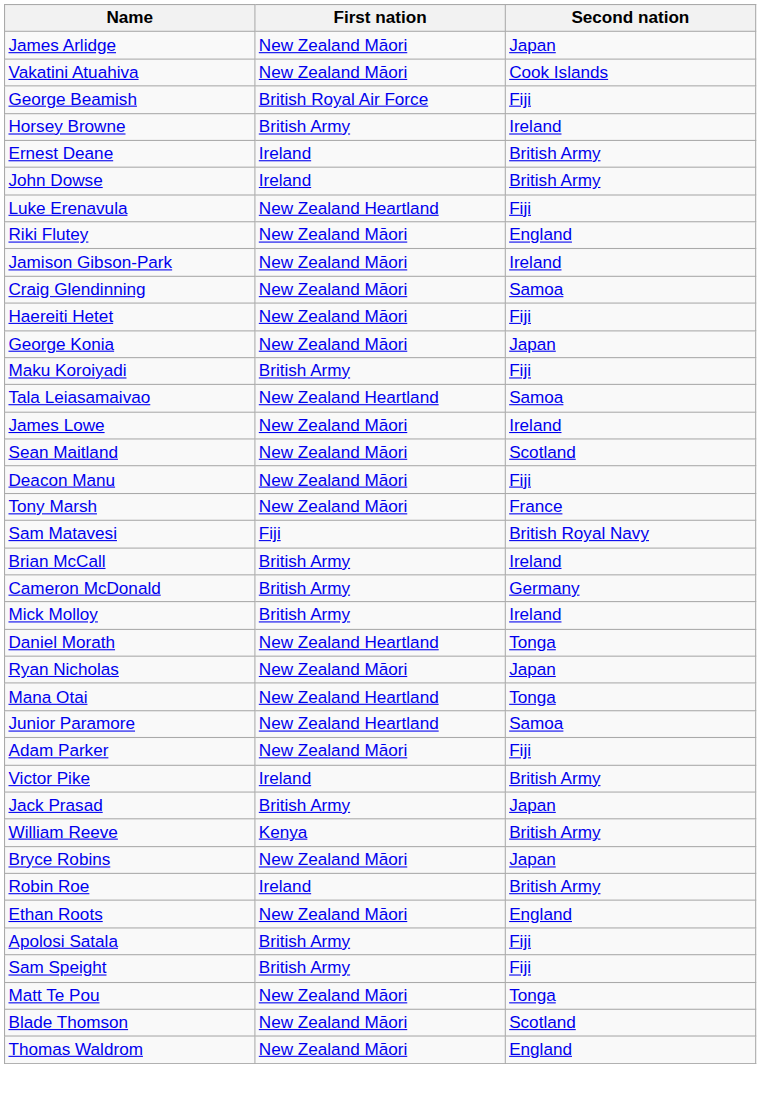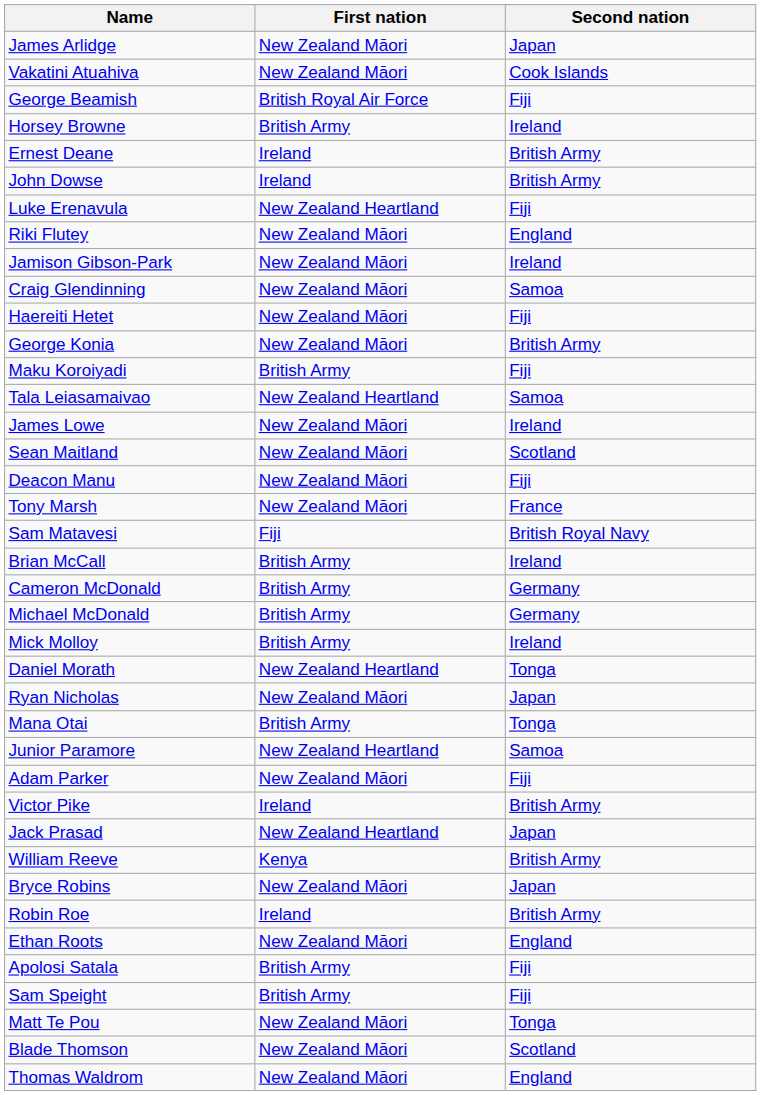(532, 343) Japan -> (555, 343) British Army
+ row: (79, 615)
(349, 696) New Zealand Heartland -> (304, 724) British Army
(304, 805) British Army -> (349, 832) New Zealand Heartland
